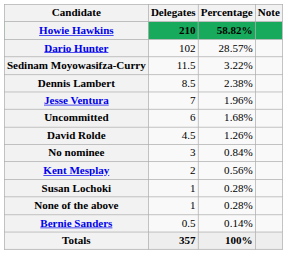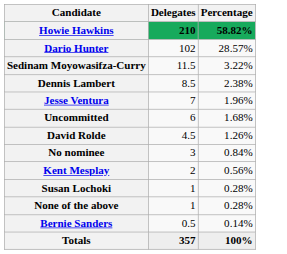- column: (269, 13)
